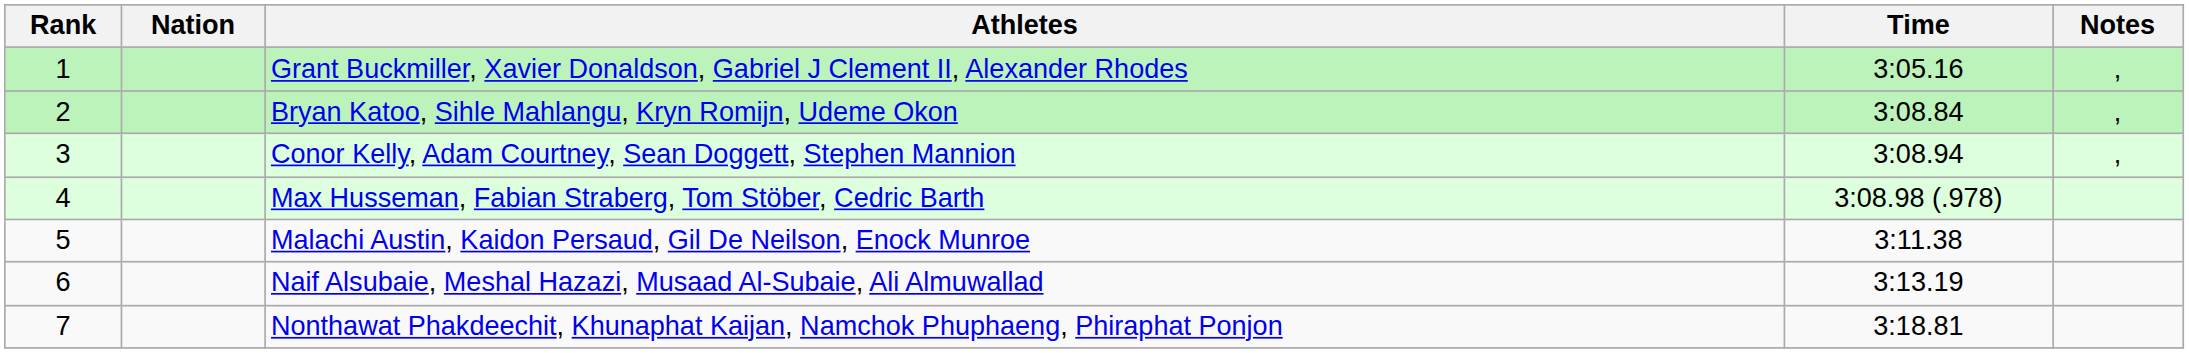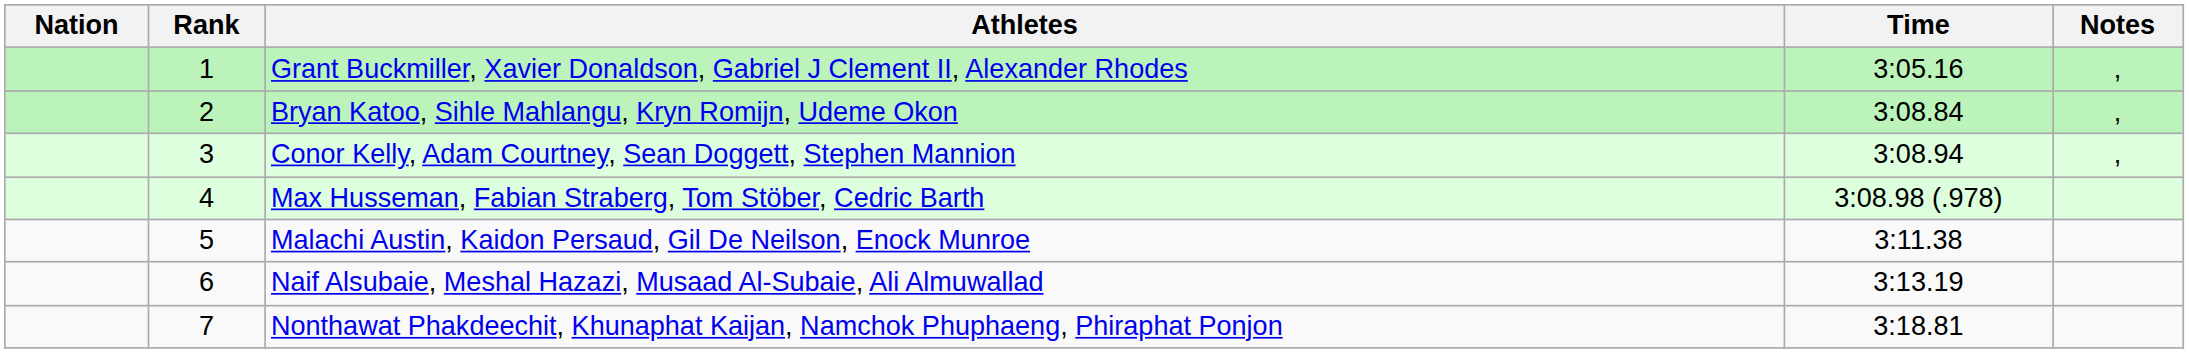columns swapped: (63, 25) <-> (193, 25)
